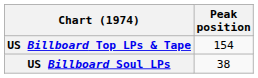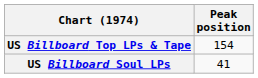(224, 64) 38 -> (224, 64) 41
